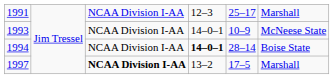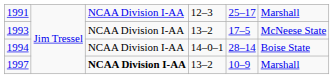(207, 30) 14–0–1 -> (202, 30) 13–2
(239, 30) 10–9 -> (239, 30) 17–5
(207, 47) bold -> (207, 47) normal
(239, 64) 17–5 -> (239, 64) 10–9
